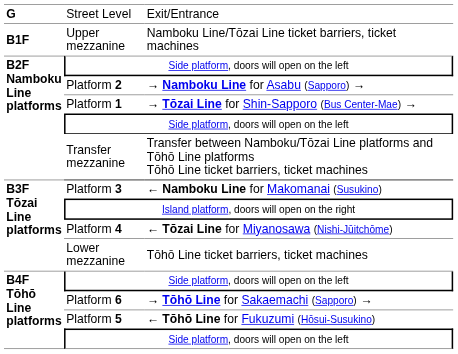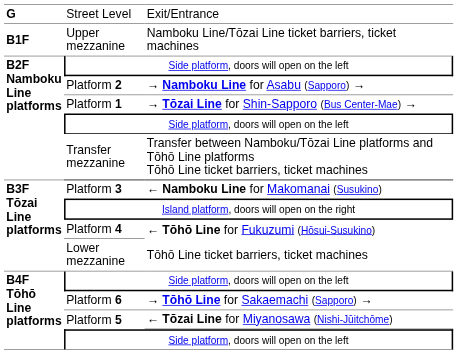(270, 229) ← Tōzai Line for Miyanosawa (Nishi-Jūitchōme) -> (261, 229) ← Tōhō Line for Fukuzumi (Hōsui-Susukino)
(261, 319) ← Tōhō Line for Fukuzumi (Hōsui-Susukino) -> (270, 319) ← Tōzai Line for Miyanosawa (Nishi-Jūitchōme)
